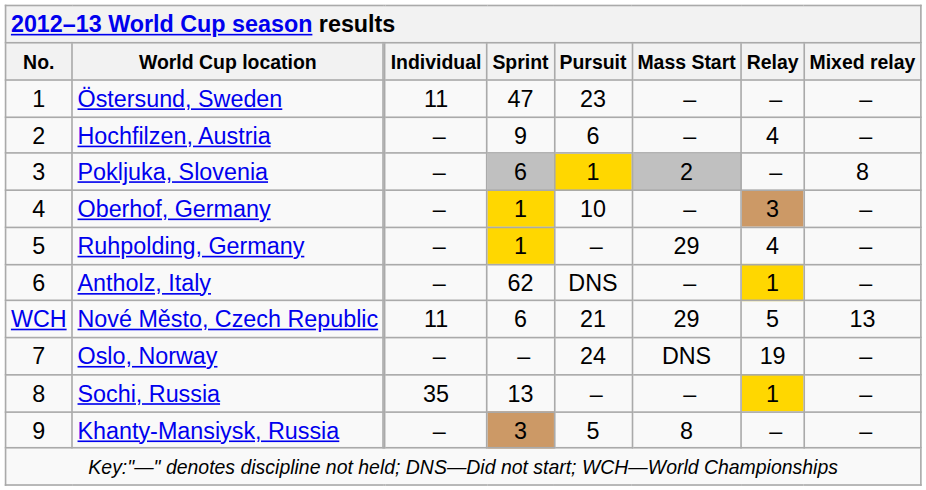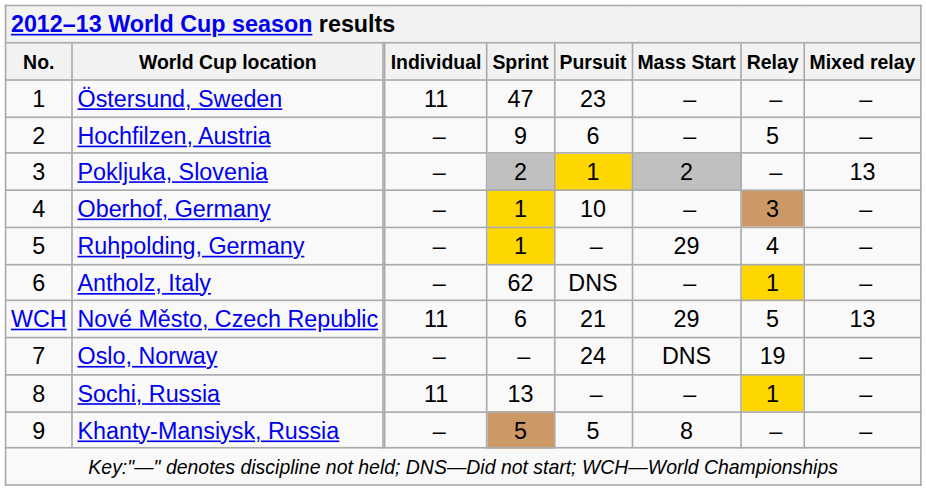(773, 135) 4 -> (773, 135) 5
(520, 172) 6 -> (520, 172) 2
(862, 172) 8 -> (862, 172) 13
(436, 393) 35 -> (436, 393) 11
(520, 430) 3 -> (520, 430) 5
